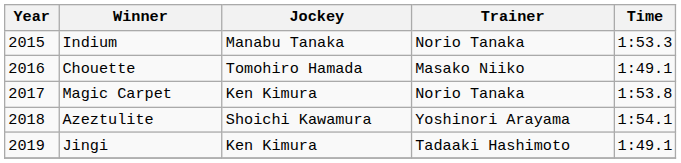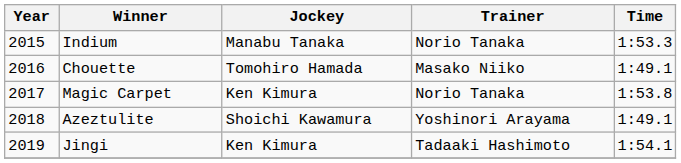(645, 119) 1:54.1 -> (645, 119) 1:49.1
(645, 145) 1:49.1 -> (645, 145) 1:54.1
